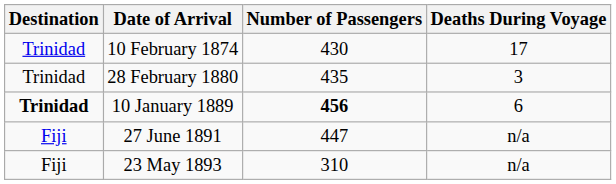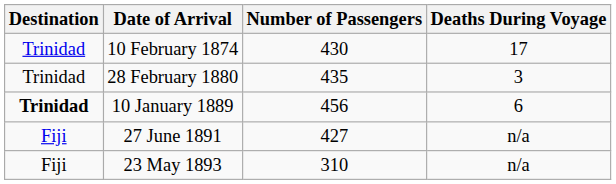(334, 106) bold -> (334, 106) normal
(334, 135) 447 -> (334, 135) 427
